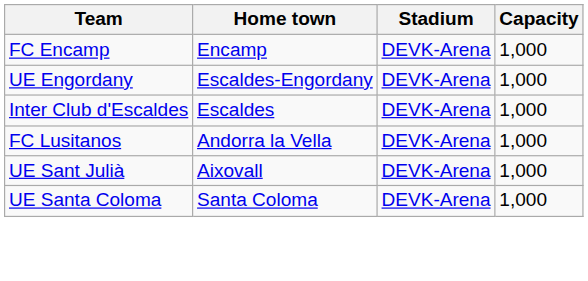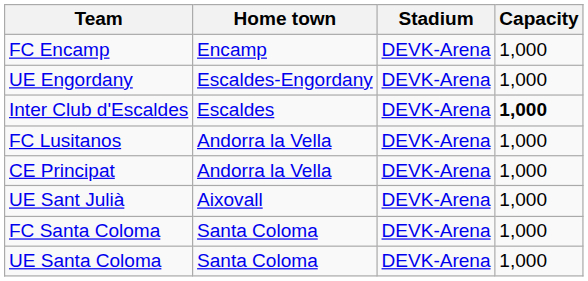(523, 110) normal -> (523, 110) bold
+ row: (62, 170)
+ row: (85, 230)
